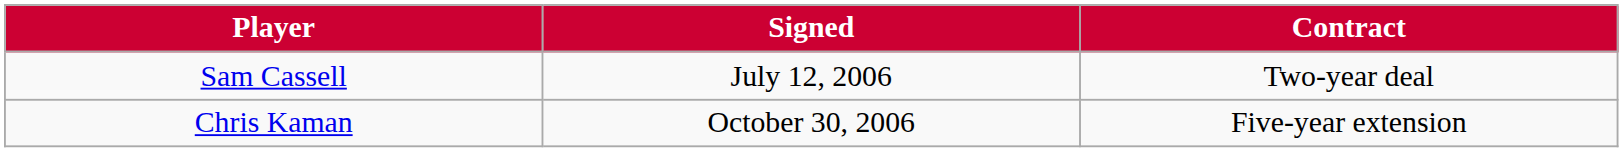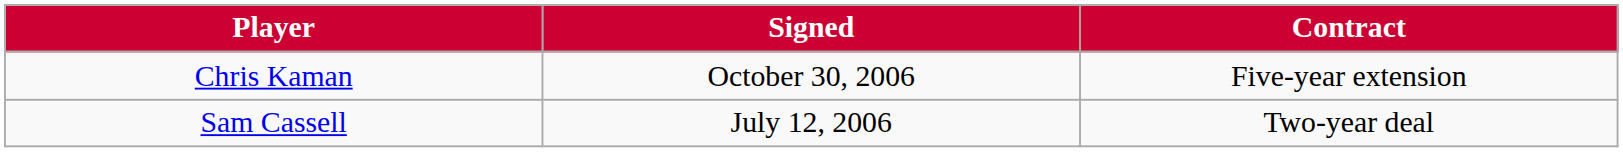rows swapped: (274, 75) <-> (274, 122)
